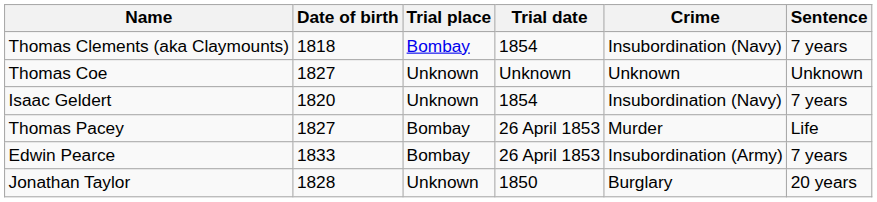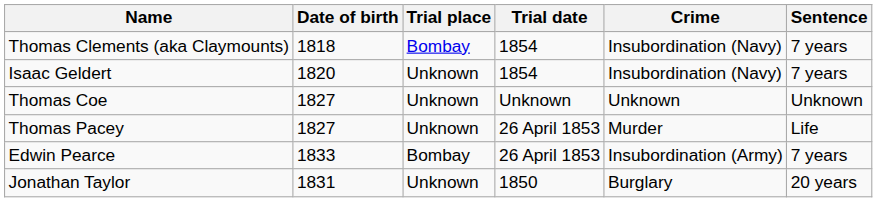rows swapped: (58, 73) <-> (60, 100)
(438, 127) Bombay -> (443, 127) Unknown
(316, 182) 1828 -> (316, 182) 1831
